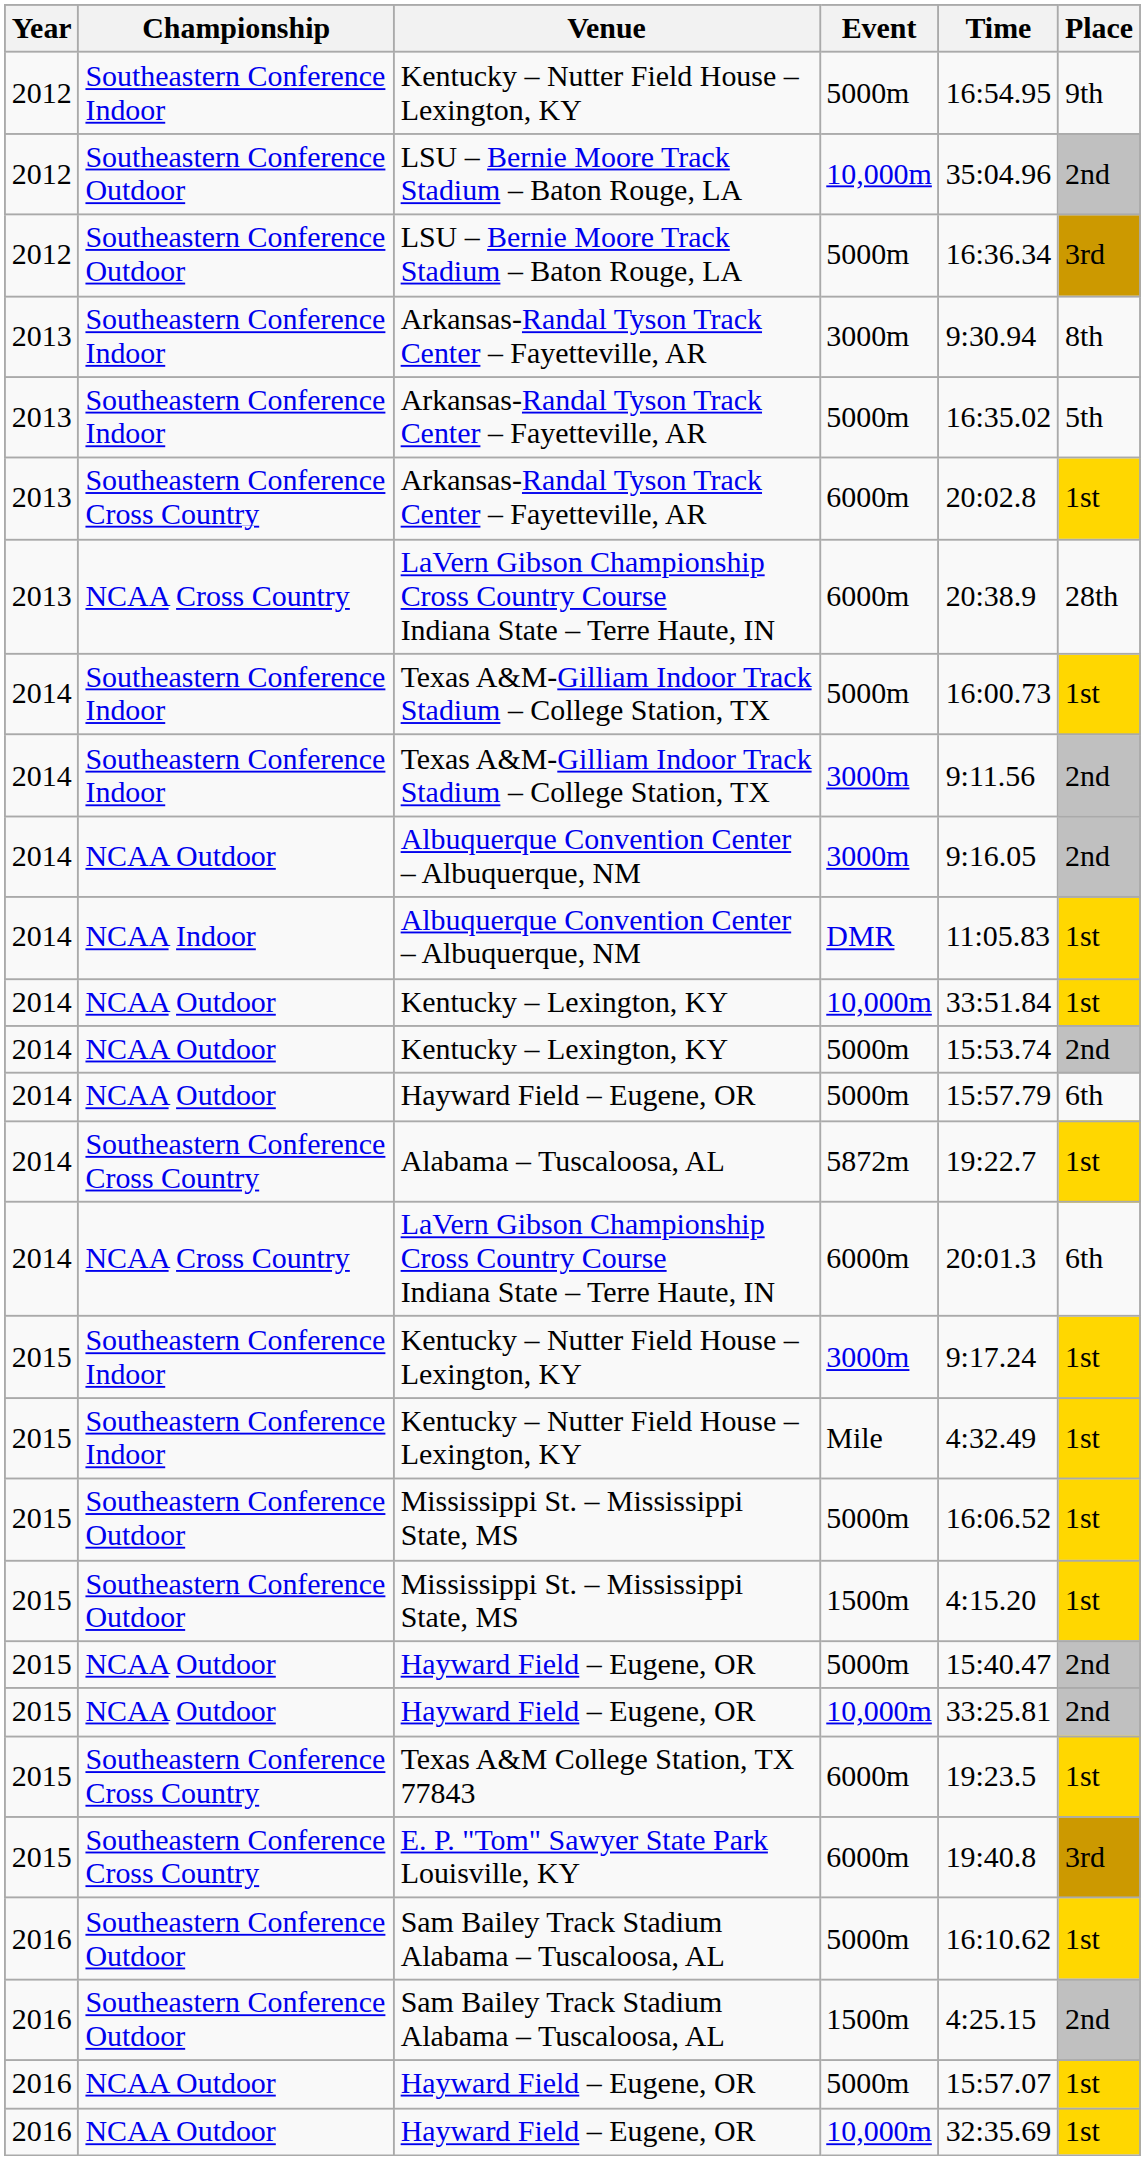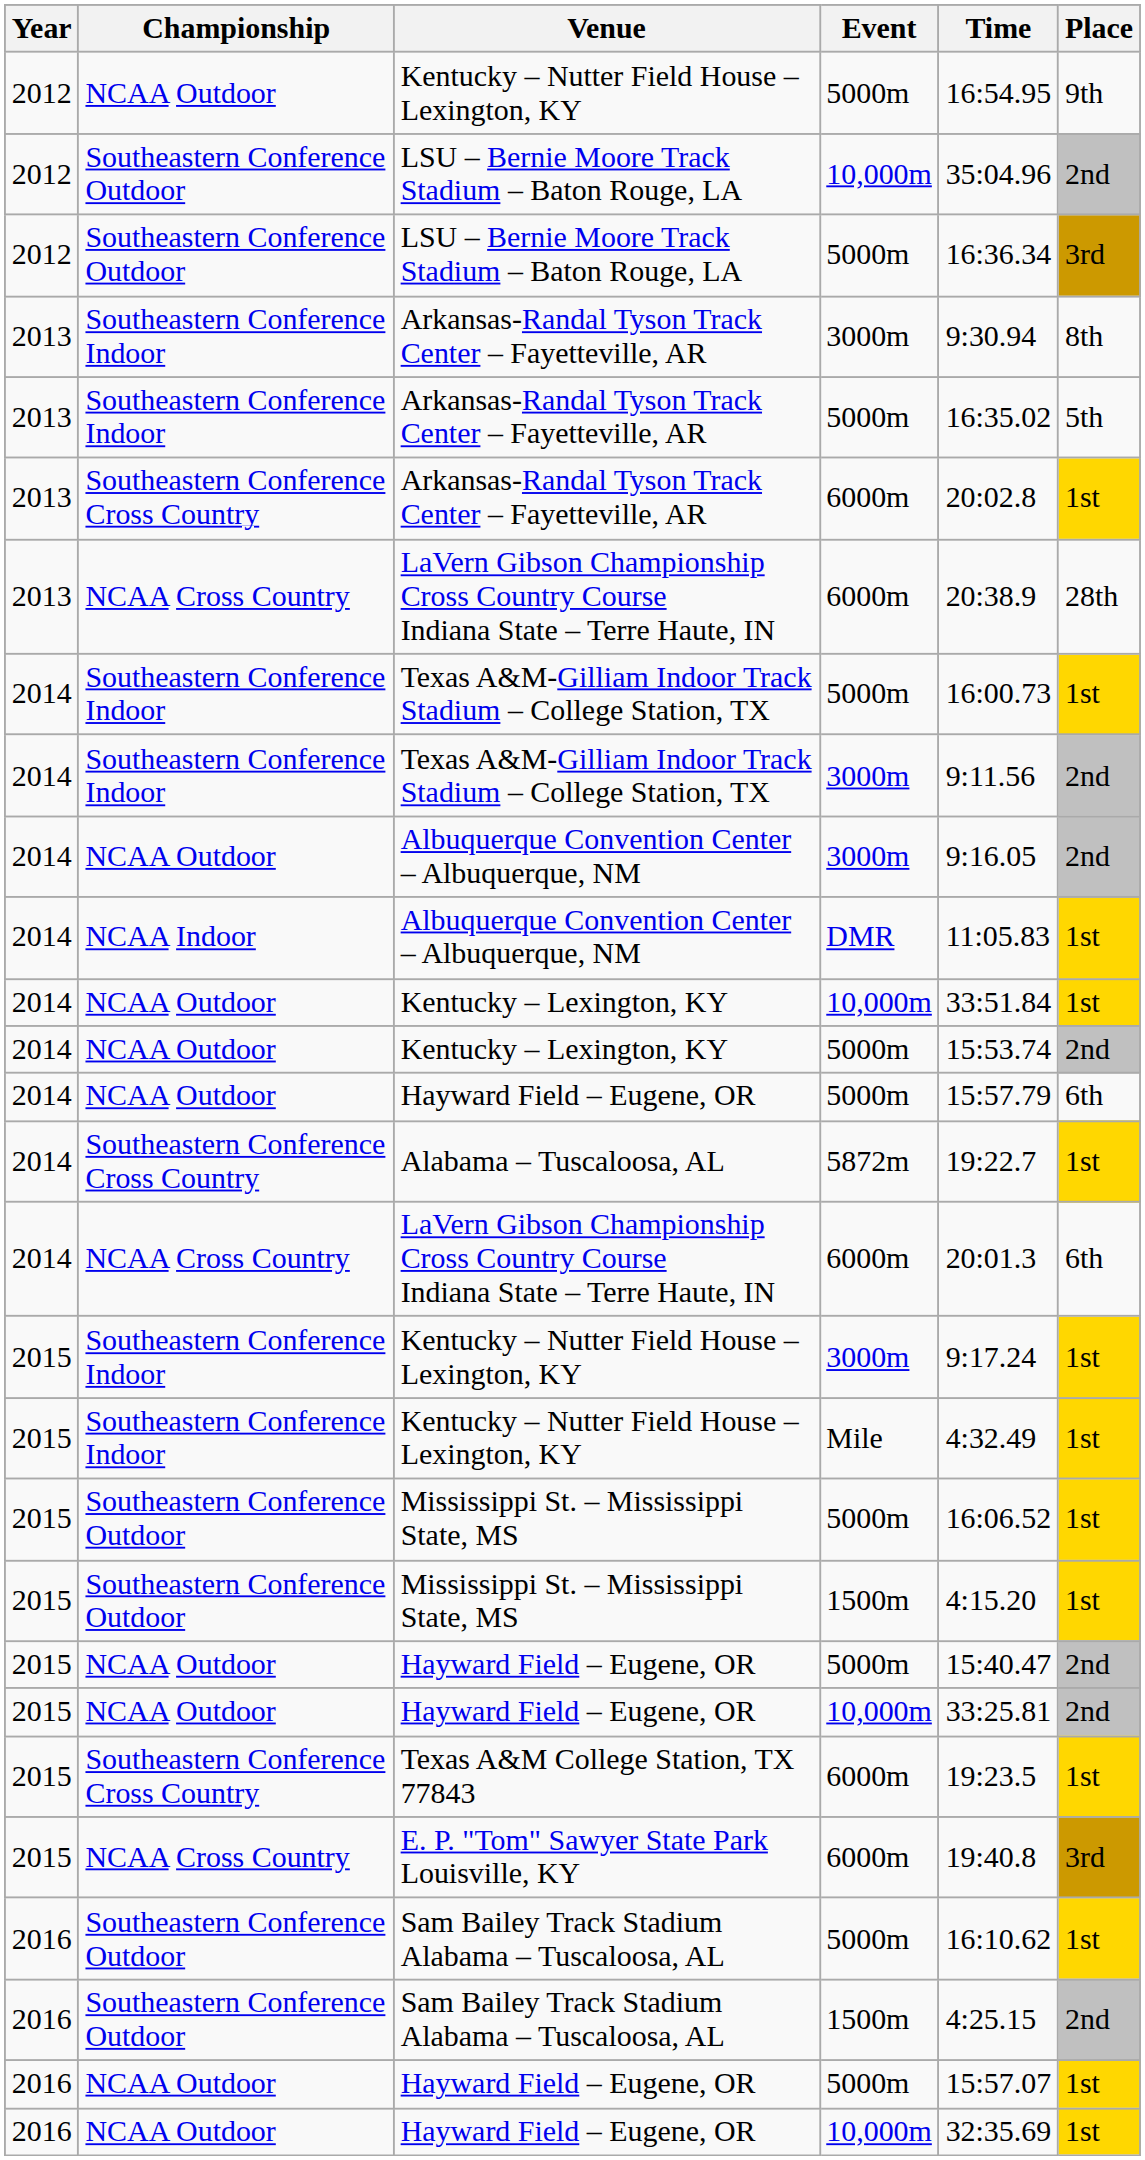(235, 92) Southeastern Conference Indoor -> (181, 92) NCAA Outdoor
(235, 1857) Southeastern Conference Cross Country -> (218, 1857) NCAA Cross Country
